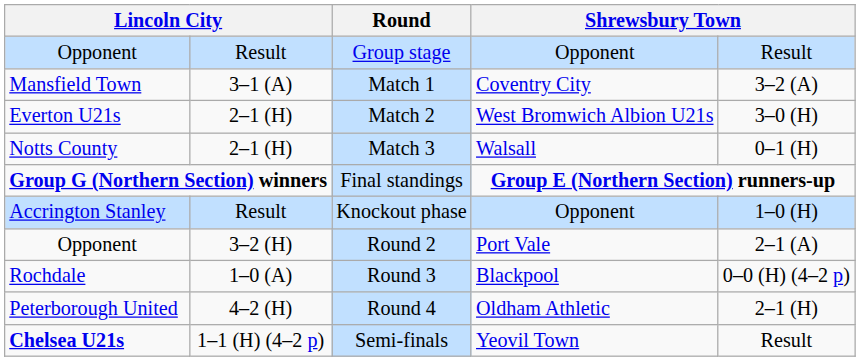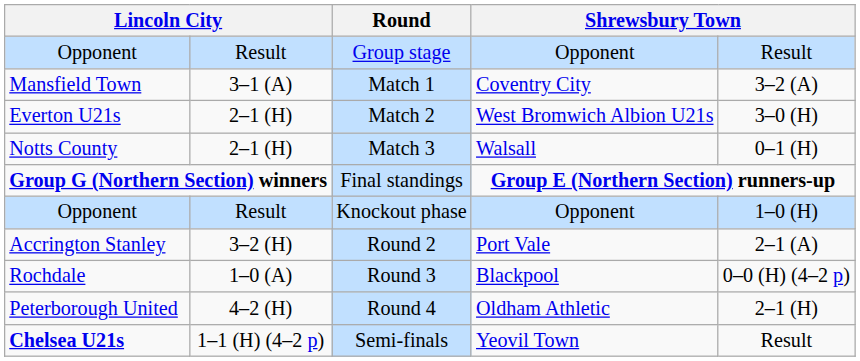(87, 212) Accrington Stanley -> (97, 212) Opponent
(97, 244) Opponent -> (87, 244) Accrington Stanley
